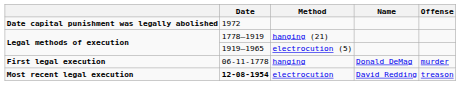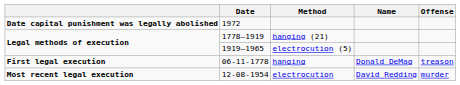(435, 62) murder -> (437, 62) treason
(245, 74) bold -> (245, 74) normal
(437, 74) treason -> (435, 74) murder
